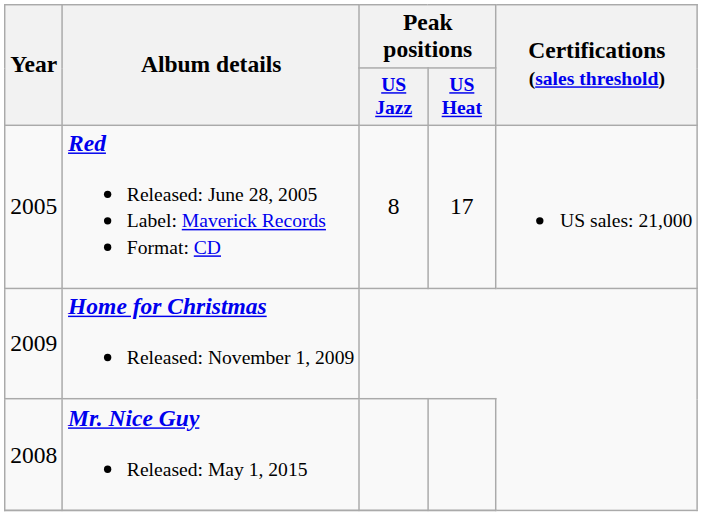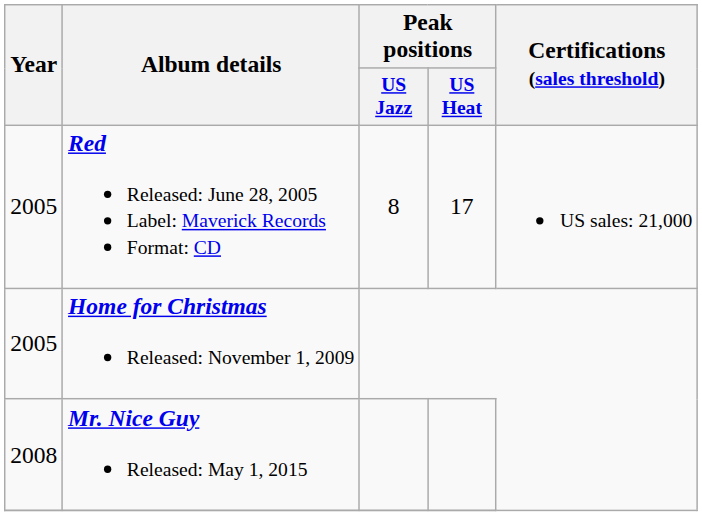(34, 343) 2009 -> (34, 343) 2005
